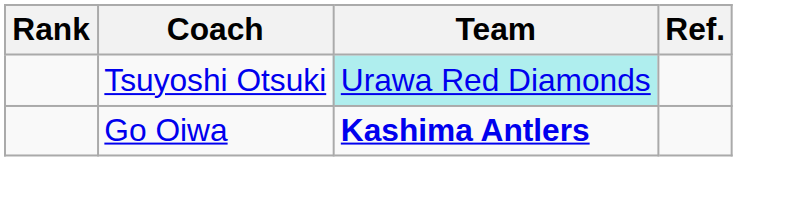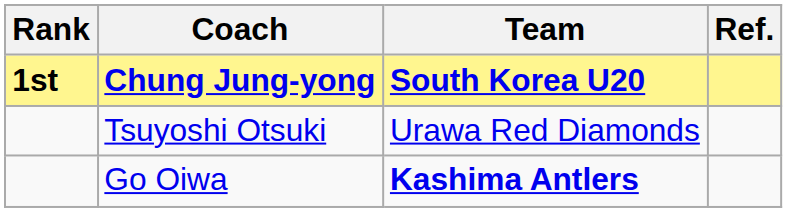+ row: (240, 79)
(496, 79) paleturquoise background -> (545, 130) no background
